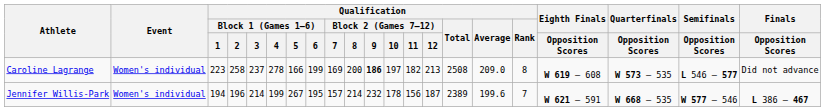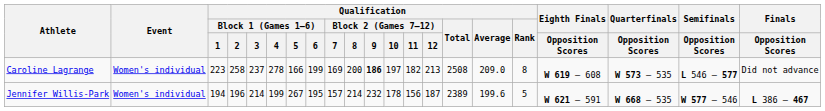(525, 94) 7 -> (525, 94) 5
